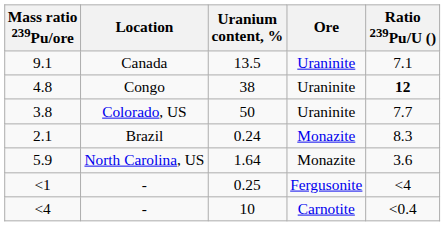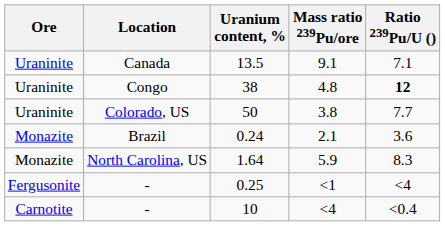columns swapped: (326, 27) <-> (43, 27)
(403, 135) 8.3 -> (403, 135) 3.6
(403, 160) 3.6 -> (403, 160) 8.3
